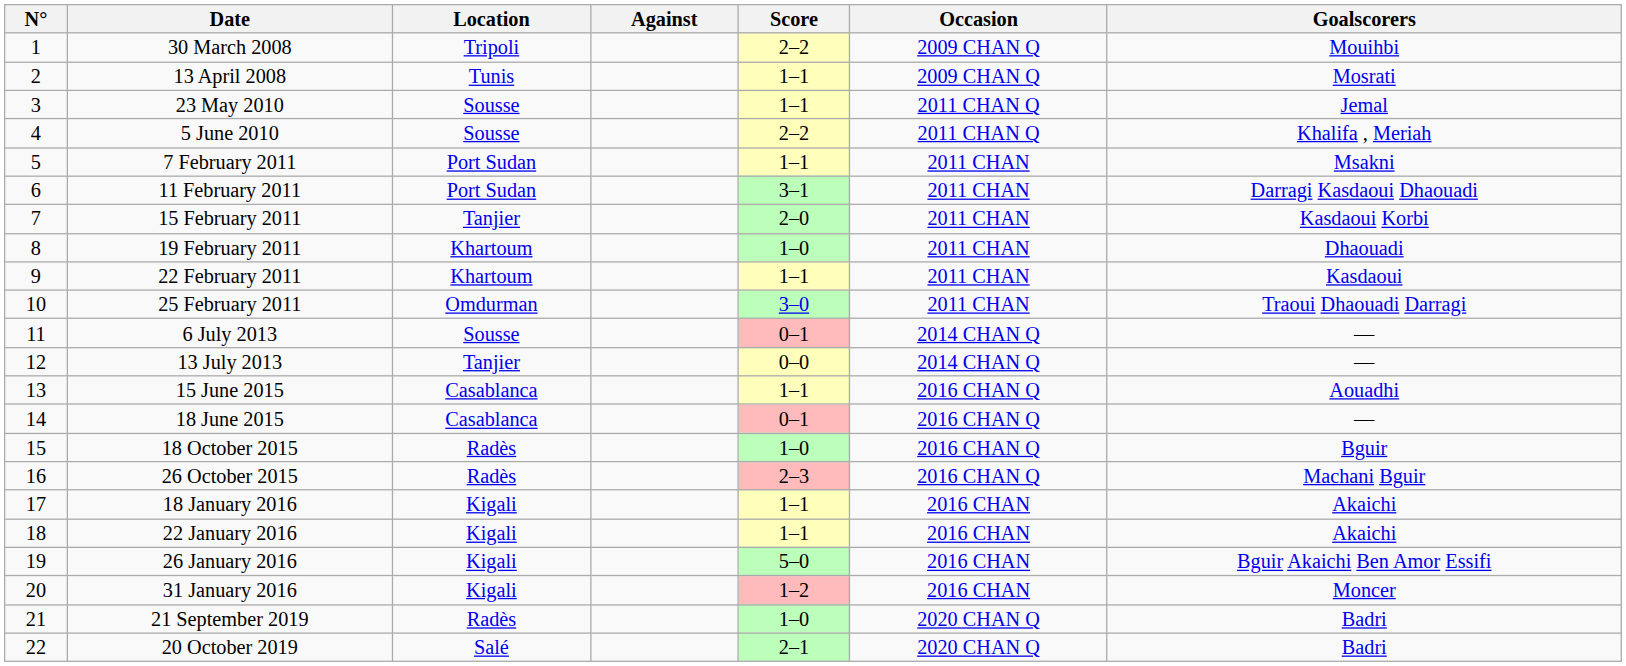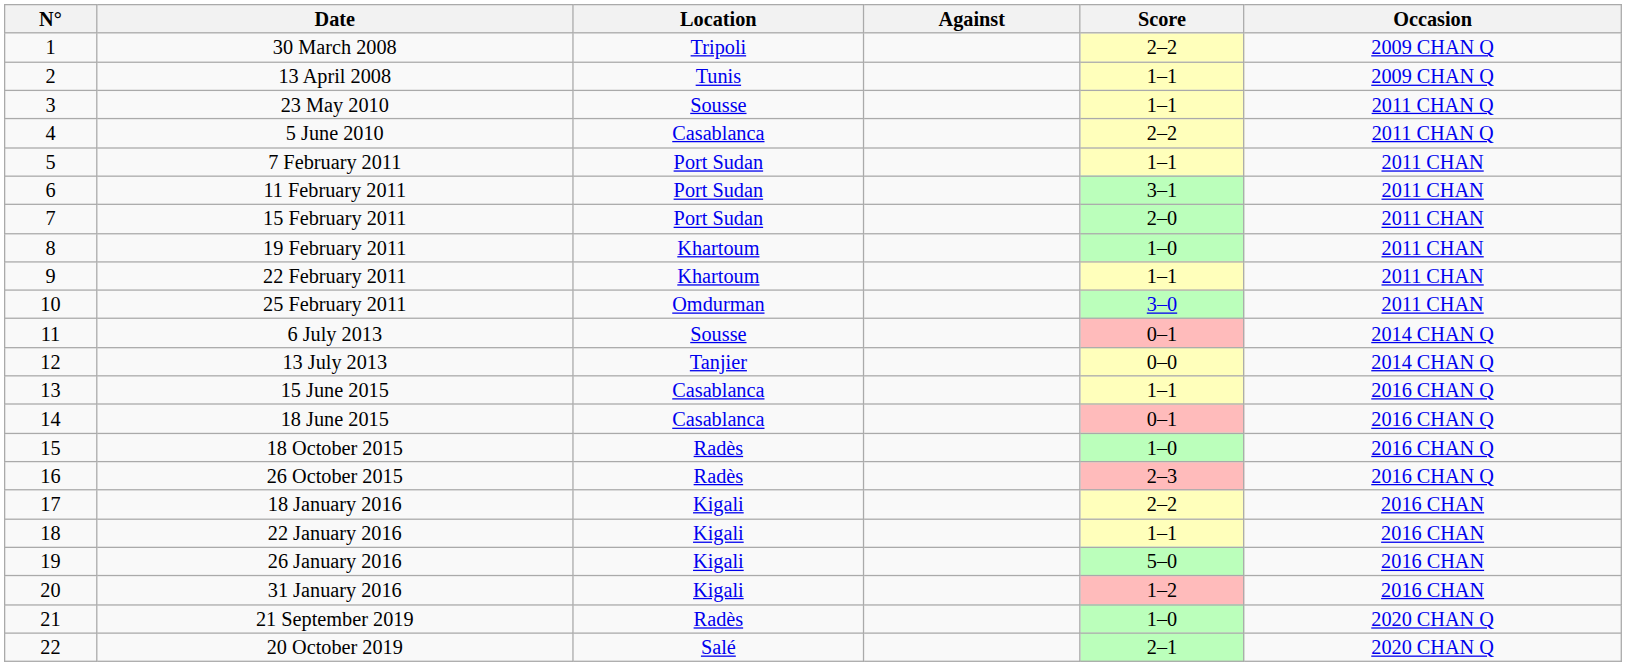- column: (1364, 19)
(491, 133) Sousse -> (718, 133) Casablanca
(491, 219) Tanjier -> (718, 219) Port Sudan
(794, 504) 1–1 -> (1162, 504) 2–2
